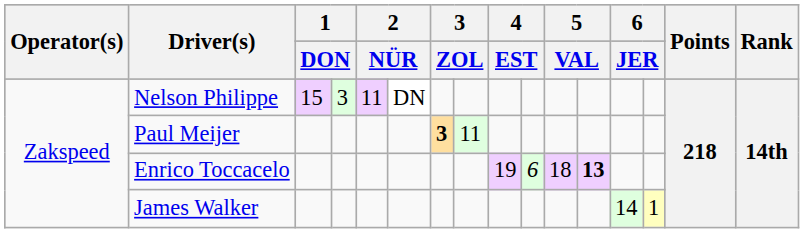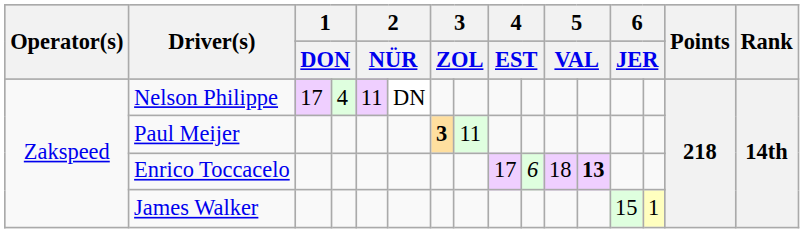(312, 96) 15 -> (312, 96) 17
(342, 96) 3 -> (342, 96) 4
(505, 170) 19 -> (505, 170) 17
(626, 207) 14 -> (626, 207) 15
